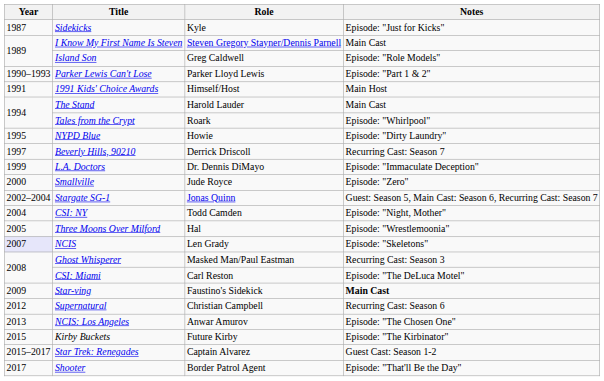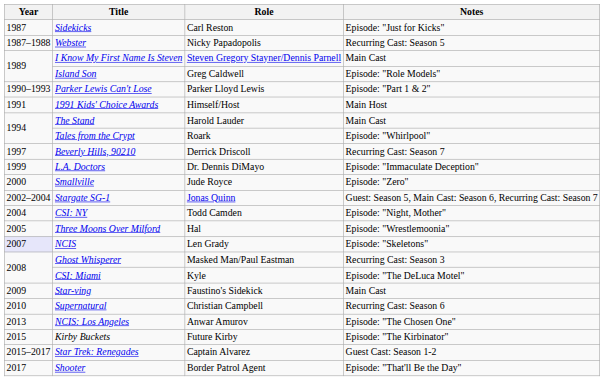(196, 27) Kyle -> (210, 27) Carl Reston
+ row: (71, 43)
- row: (78, 136)
(210, 275) Carl Reston -> (196, 275) Kyle
(367, 290) bold -> (366, 290) normal
(16, 306) 2012 -> (16, 306) 2010
